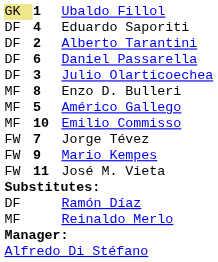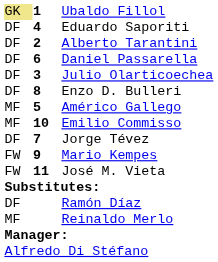(12, 92) MF -> (12, 92) DF
(12, 140) FW -> (12, 140) DF
